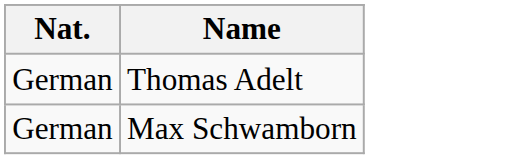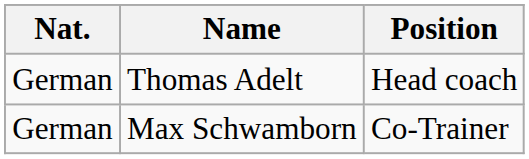+ column: (444, 29)
